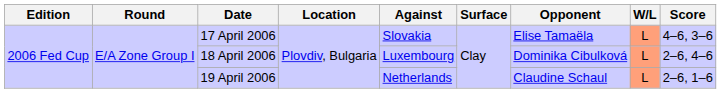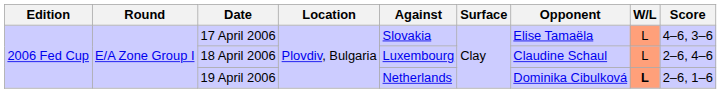(570, 56) Dominika Cibulková -> (560, 56) Claudine Schaul
(560, 77) Claudine Schaul -> (570, 77) Dominika Cibulková
(645, 77) normal -> (645, 77) bold
